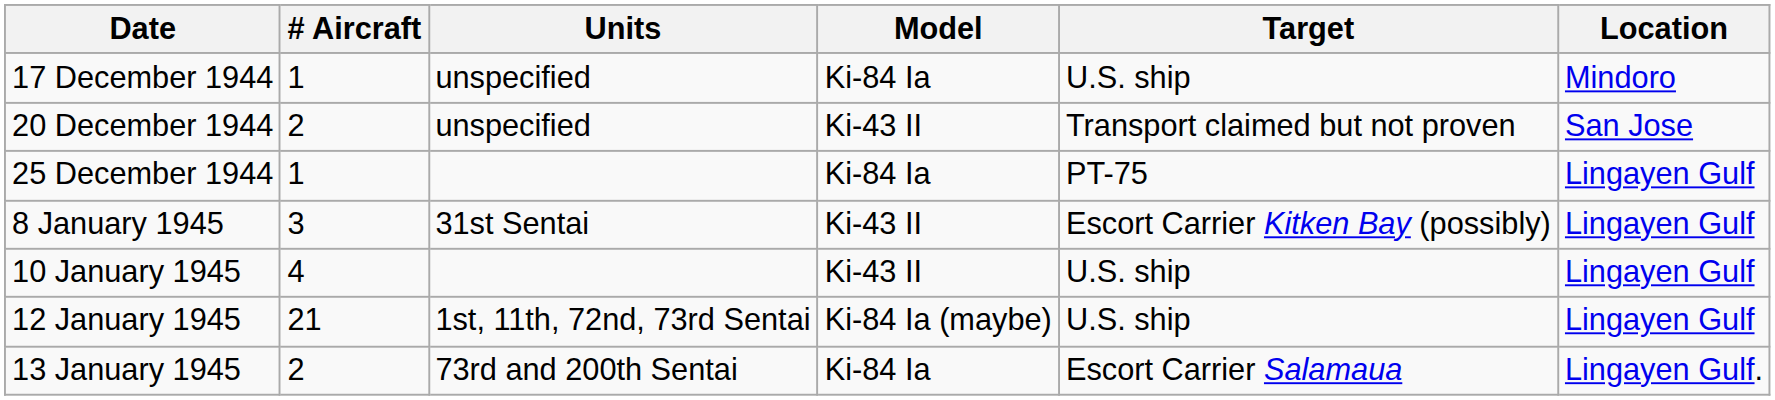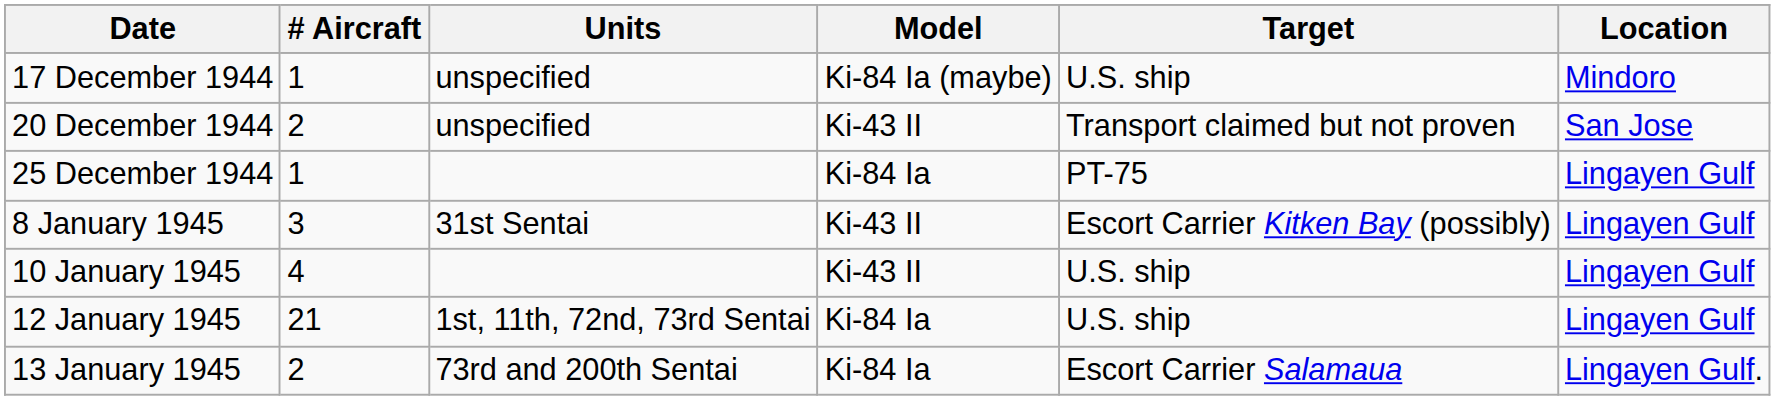(878, 77) Ki-84 Ia -> (938, 77) Ki-84 Ia (maybe)
(938, 321) Ki-84 Ia (maybe) -> (878, 321) Ki-84 Ia
